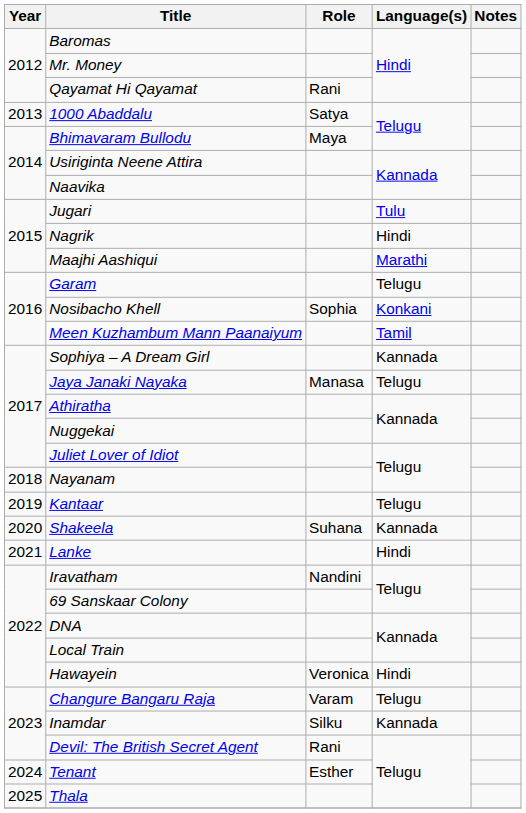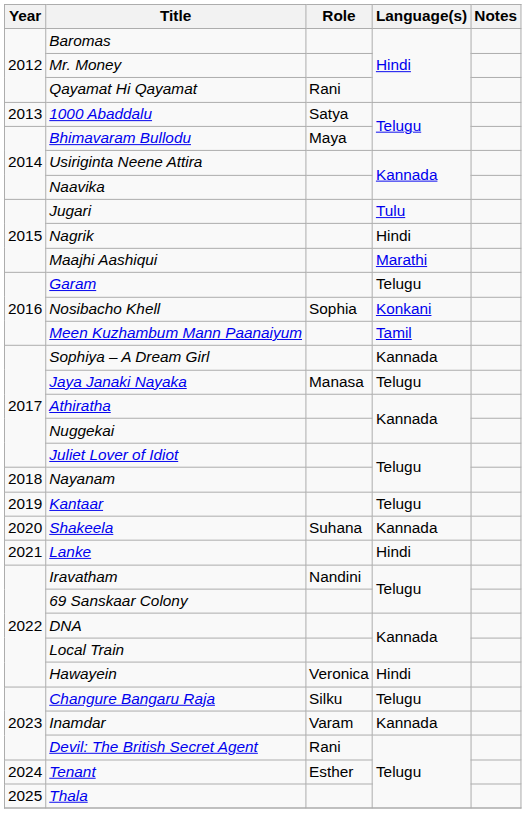(331, 698) Varam -> (326, 698) Silku
(326, 723) Silku -> (331, 723) Varam
